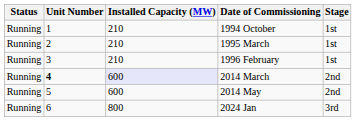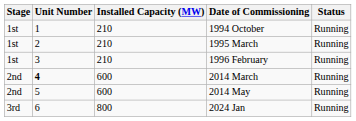columns swapped: (337, 12) <-> (24, 12)
(116, 76) lavender background -> (104, 76) no background
